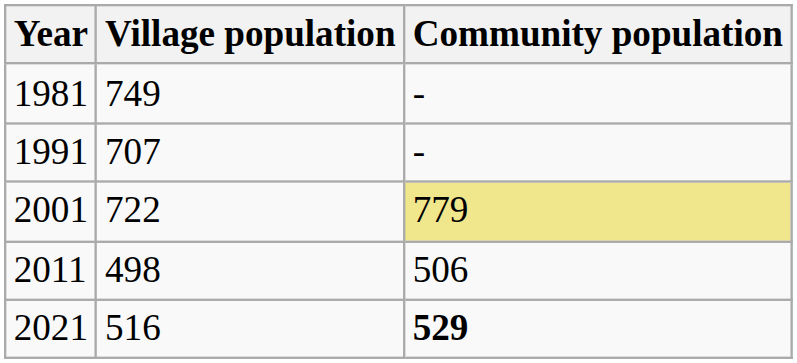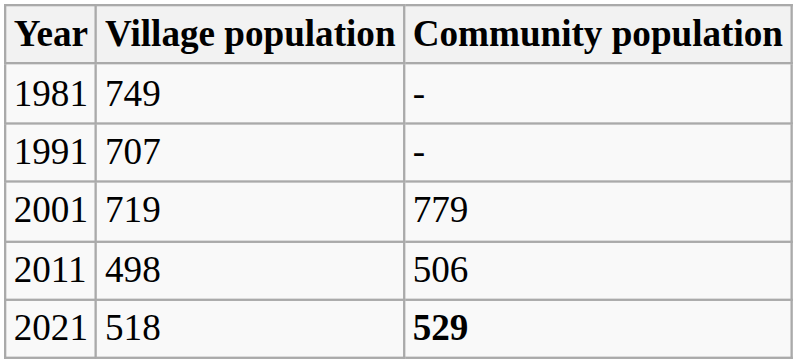(133, 210) 722 -> (133, 210) 719
(441, 210) khaki background -> (441, 210) no background
(133, 328) 516 -> (133, 328) 518
